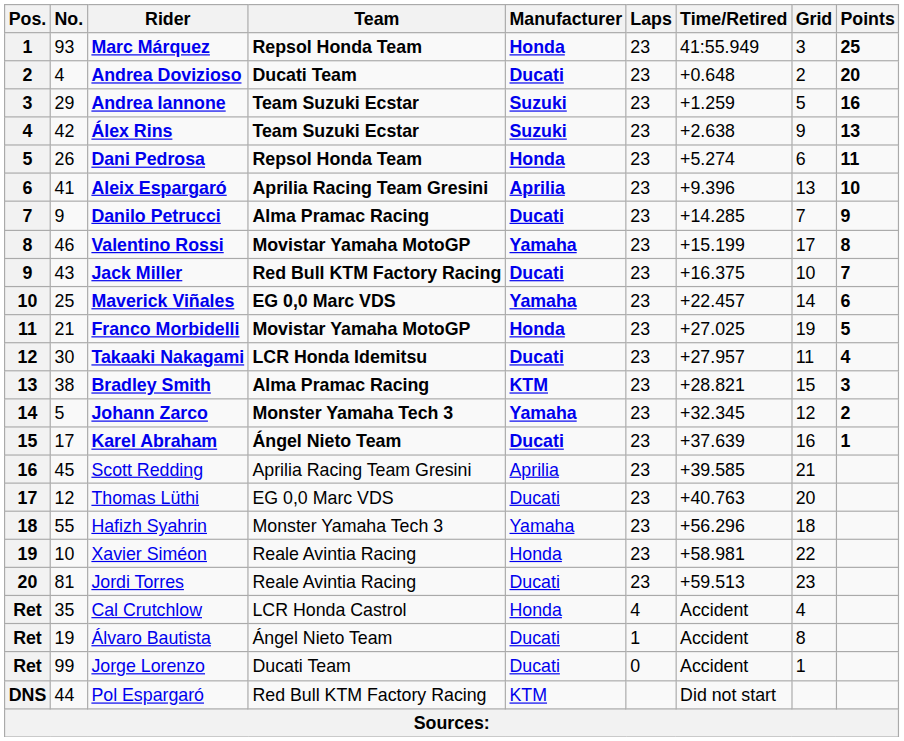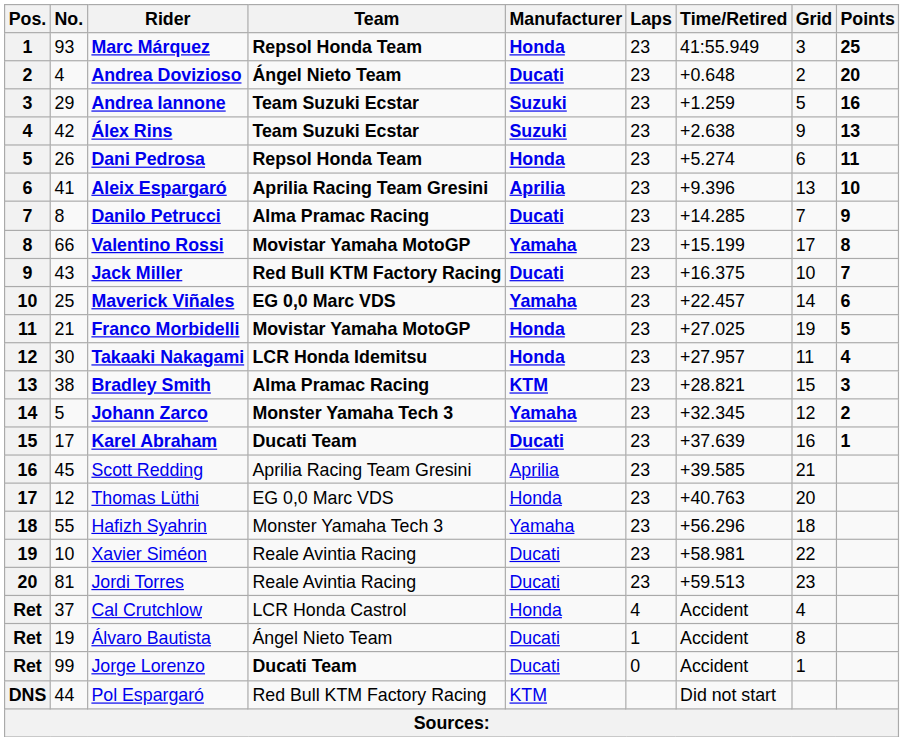(305, 75) Ducati Team -> (327, 75) Ángel Nieto Team
(59, 216) 9 -> (59, 216) 8
(64, 244) 46 -> (64, 244) 66
(537, 357) Ducati -> (537, 357) Honda
(327, 441) Ángel Nieto Team -> (305, 441) Ducati Team
(535, 497) Ducati -> (536, 497) Honda
(536, 554) Honda -> (535, 554) Ducati
(64, 610) 35 -> (64, 610) 37
(302, 666) normal -> (305, 666) bold
